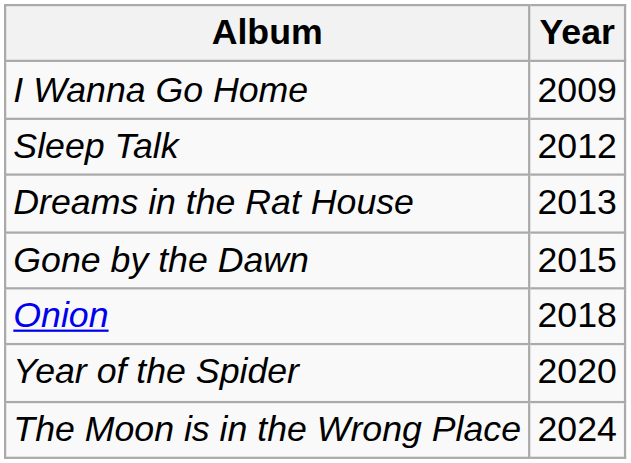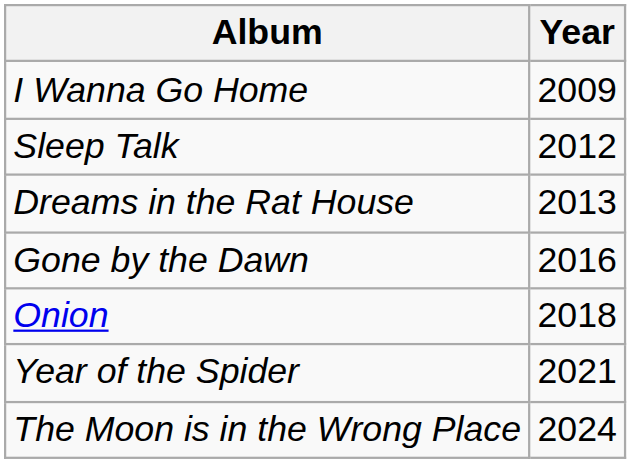(577, 259) 2015 -> (577, 259) 2016
(577, 372) 2020 -> (577, 372) 2021
